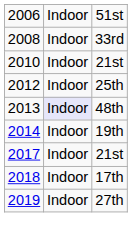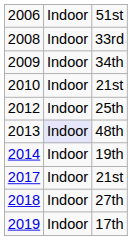+ row: (24, 62)
(109, 177) 17th -> (109, 200) 27th
(109, 200) 27th -> (109, 223) 17th
